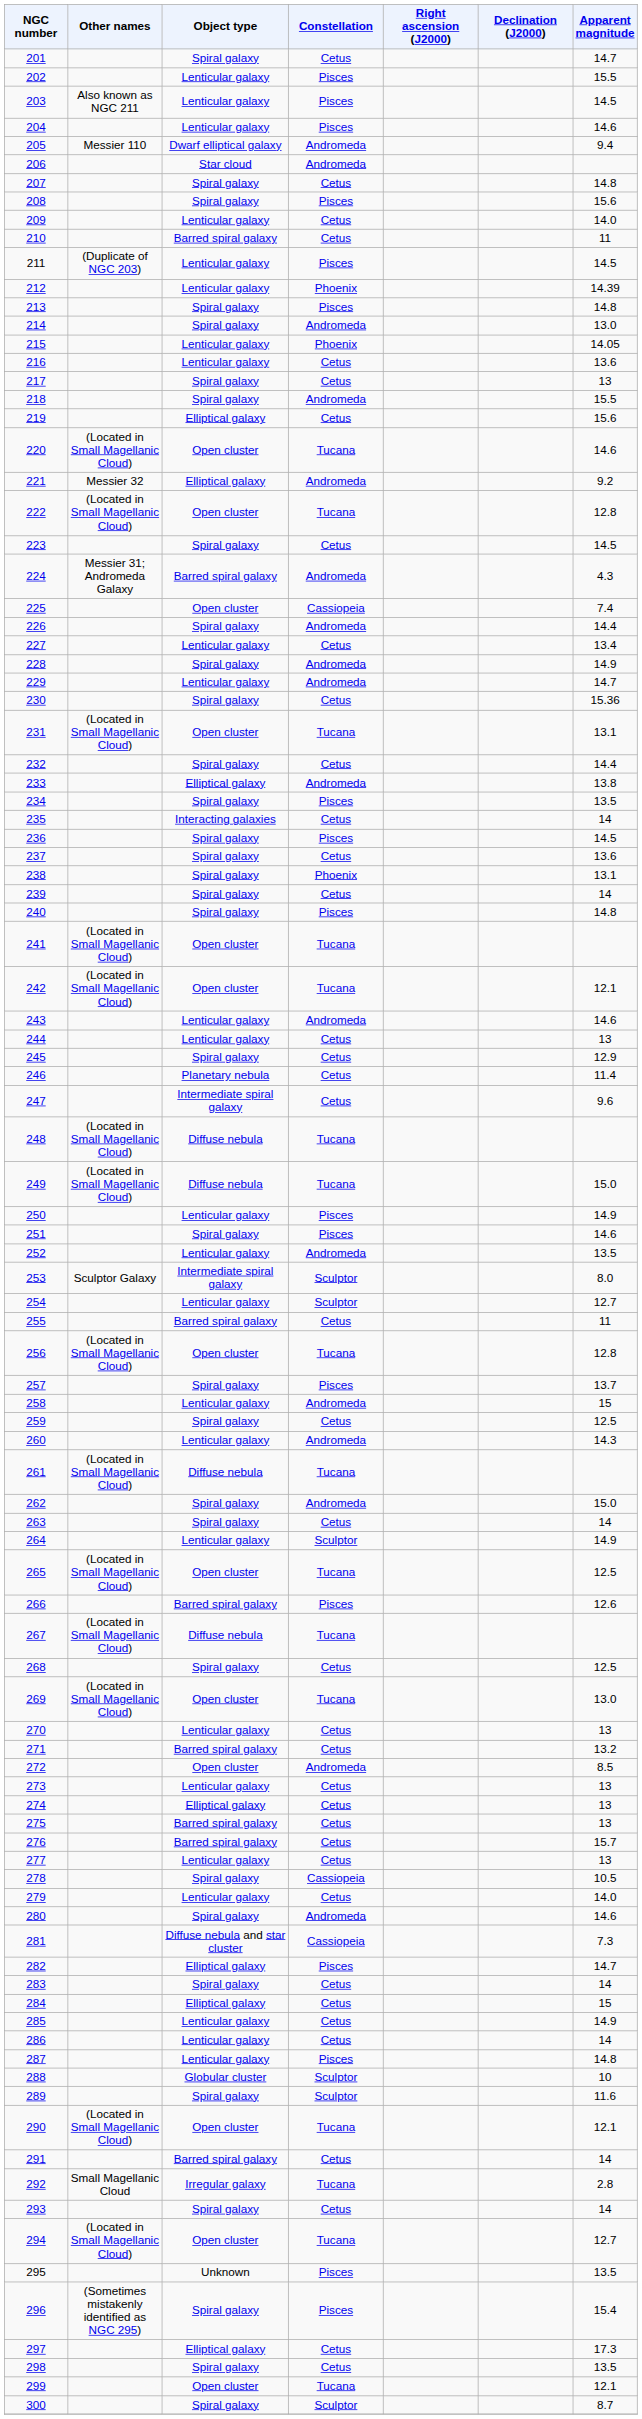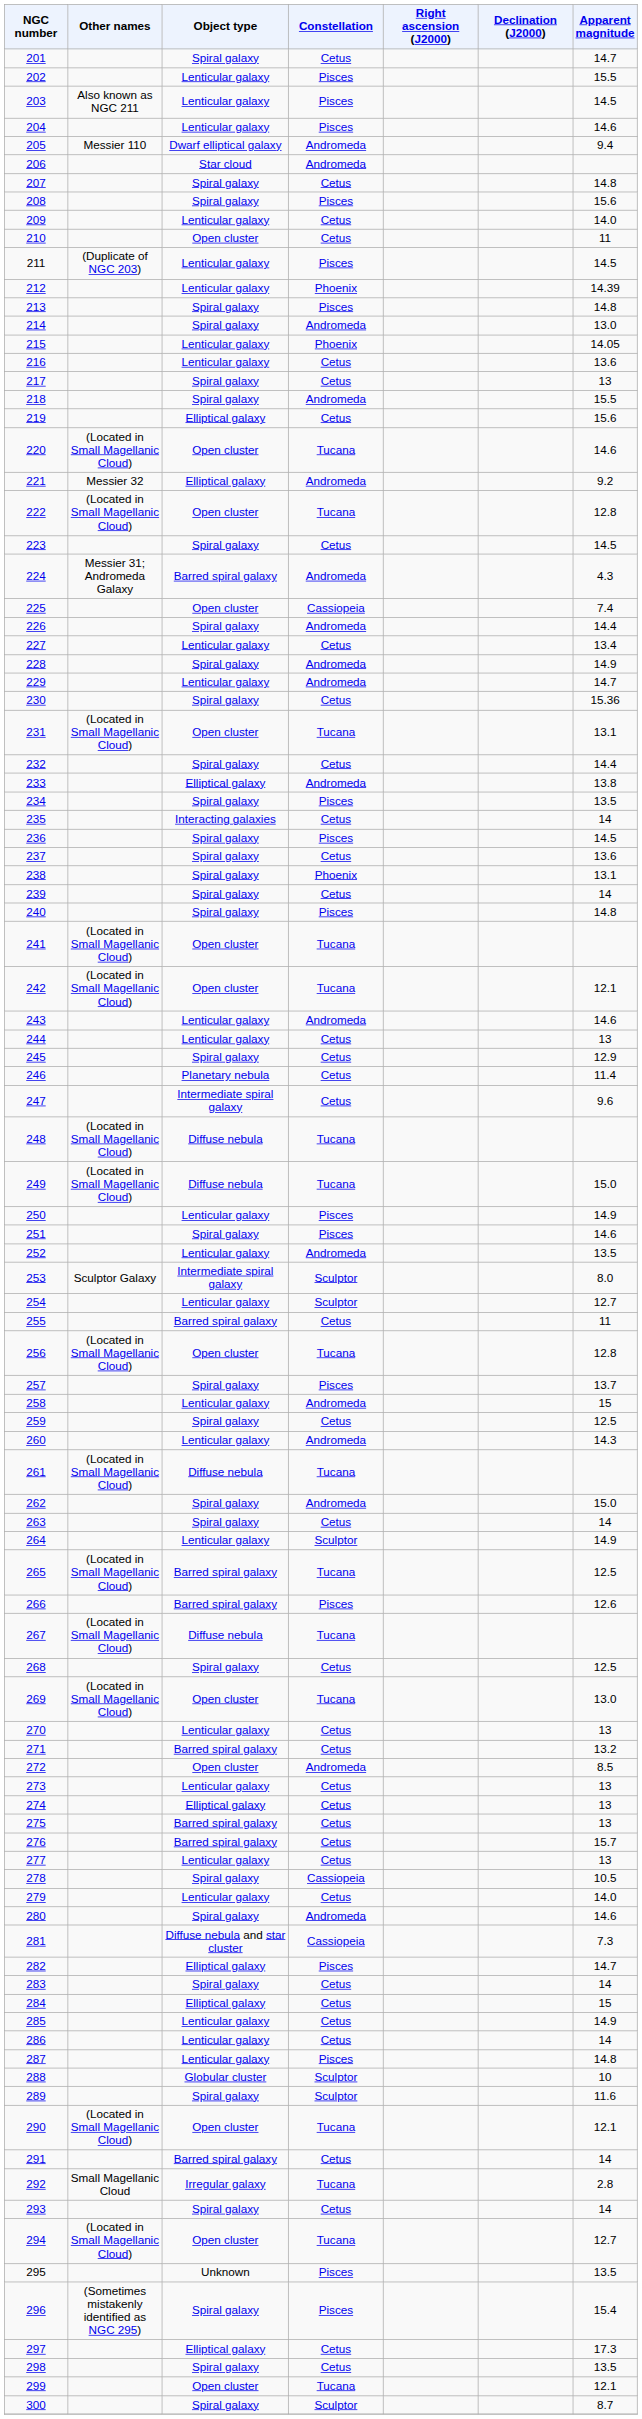(225, 238) Barred spiral galaxy -> (225, 238) Open cluster
(225, 1572) Open cluster -> (225, 1572) Barred spiral galaxy
